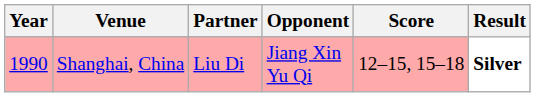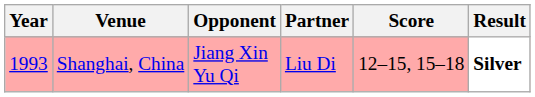columns swapped: (225, 20) <-> (308, 20)
(28, 64) 1990 -> (28, 64) 1993
